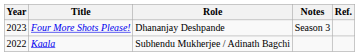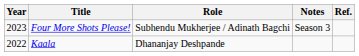(180, 28) Dhananjay Deshpande -> (213, 28) Subhendu Mukherjee / Adinath Bagchi
(213, 43) Subhendu Mukherjee / Adinath Bagchi -> (180, 43) Dhananjay Deshpande
